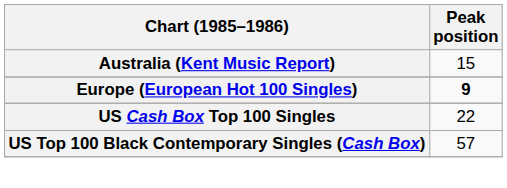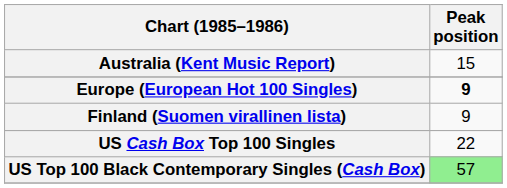+ row: (217, 116)
(466, 143) no background -> (466, 169) lightgreen background
